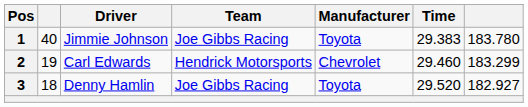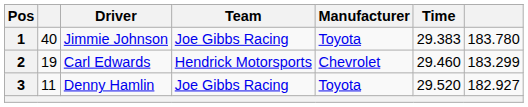(49, 85) 18 -> (48, 85) 11
